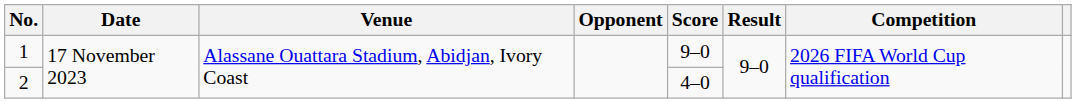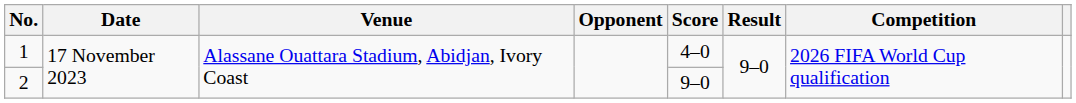(695, 51) 9–0 -> (695, 51) 4–0
(695, 82) 4–0 -> (695, 82) 9–0
